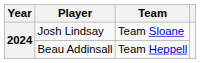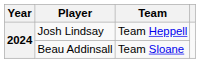(151, 31) Team Sloane -> (153, 31) Team Heppell
(153, 49) Team Heppell -> (151, 49) Team Sloane
